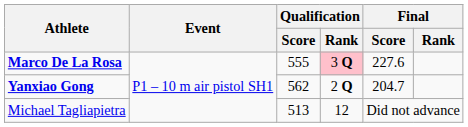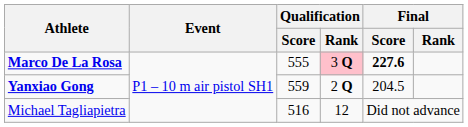(388, 63) normal -> (388, 63) bold
(298, 87) 562 -> (298, 87) 559
(388, 87) 204.7 -> (388, 87) 204.5
(298, 110) 513 -> (298, 110) 516
